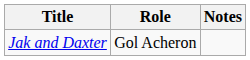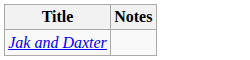- column: (155, 17)
